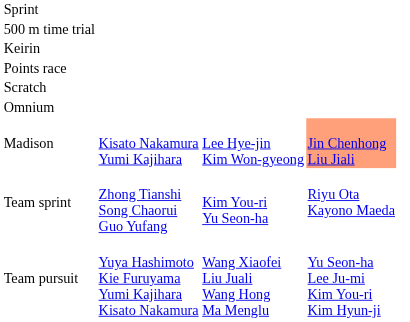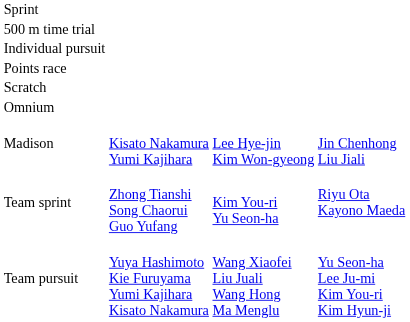- row: (22, 48)
+ row: (54, 48)
(347, 151) lightsalmon background -> (357, 151) no background
